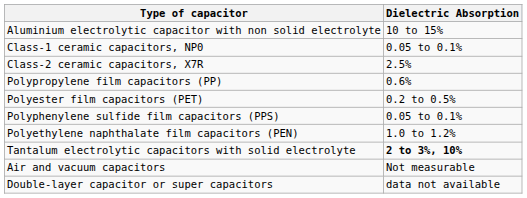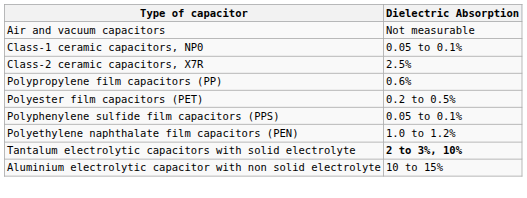rows swapped: (86, 167) <-> (194, 30)
- row: (140, 185)
